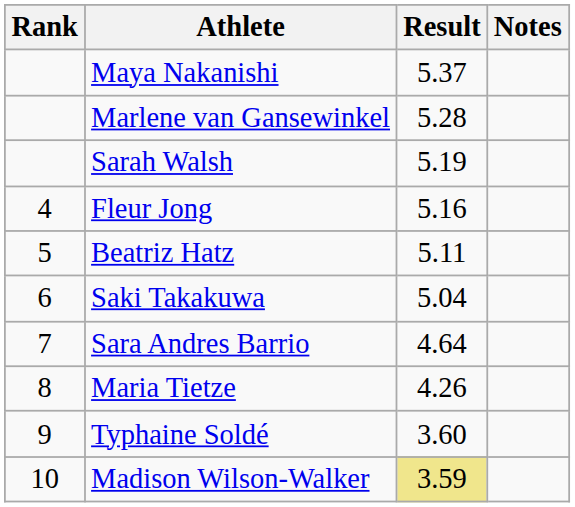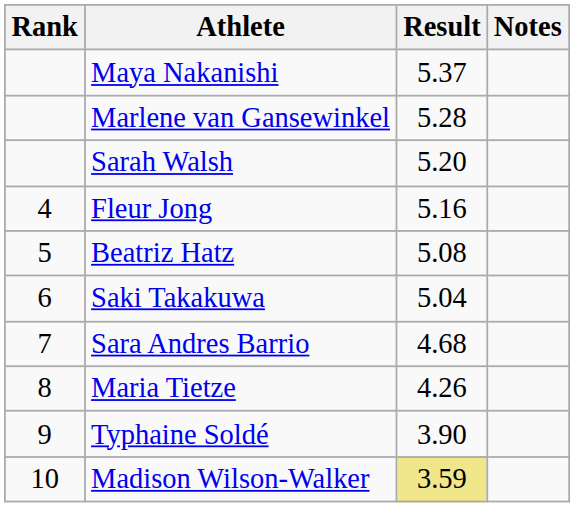(442, 162) 5.19 -> (442, 162) 5.20
(442, 252) 5.11 -> (442, 252) 5.08
(442, 343) 4.64 -> (442, 343) 4.68
(442, 433) 3.60 -> (442, 433) 3.90
